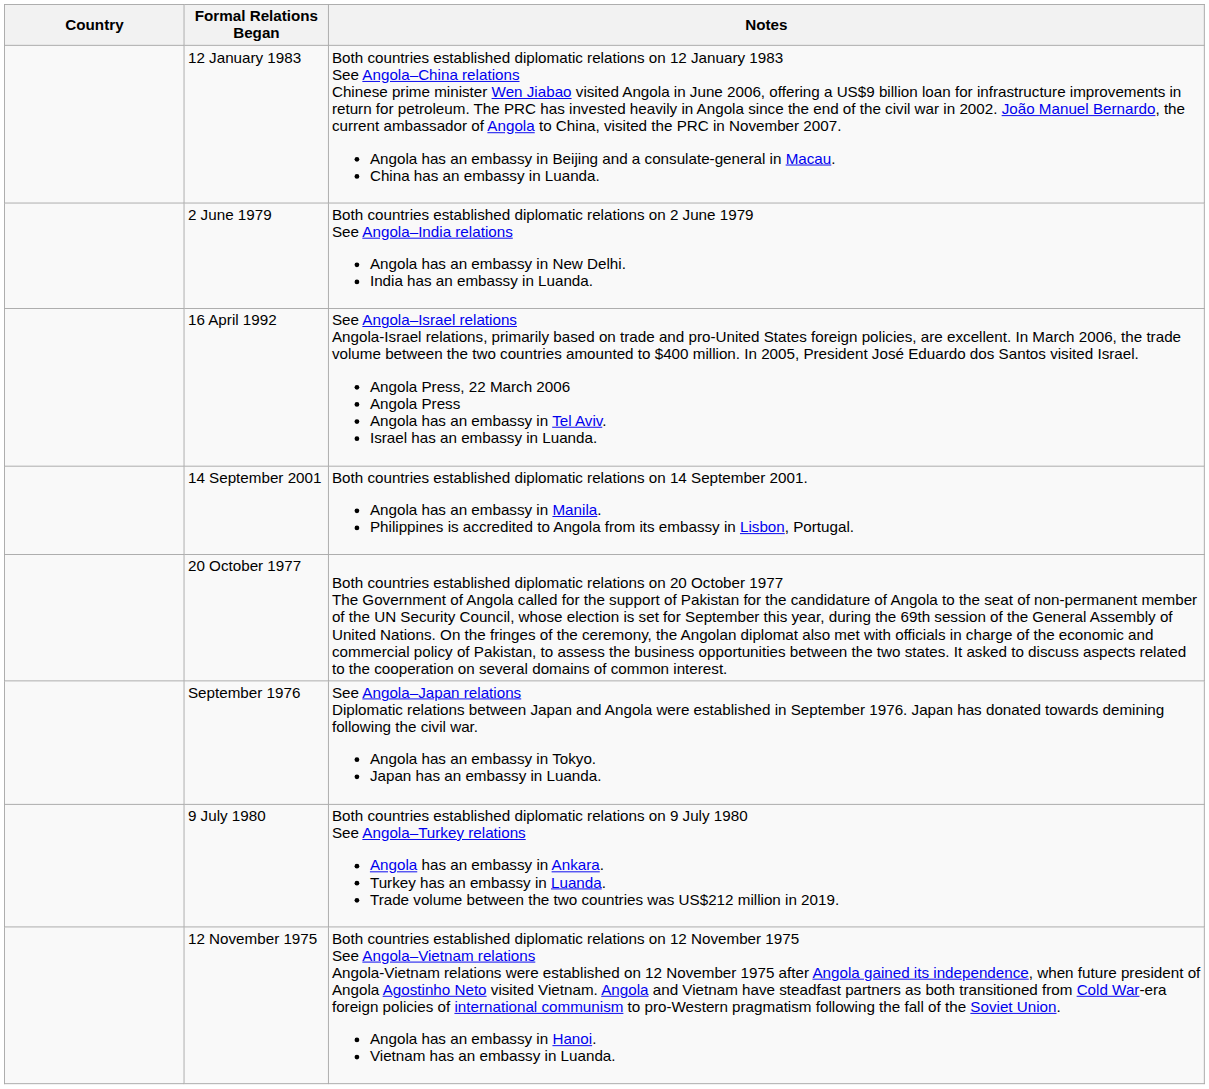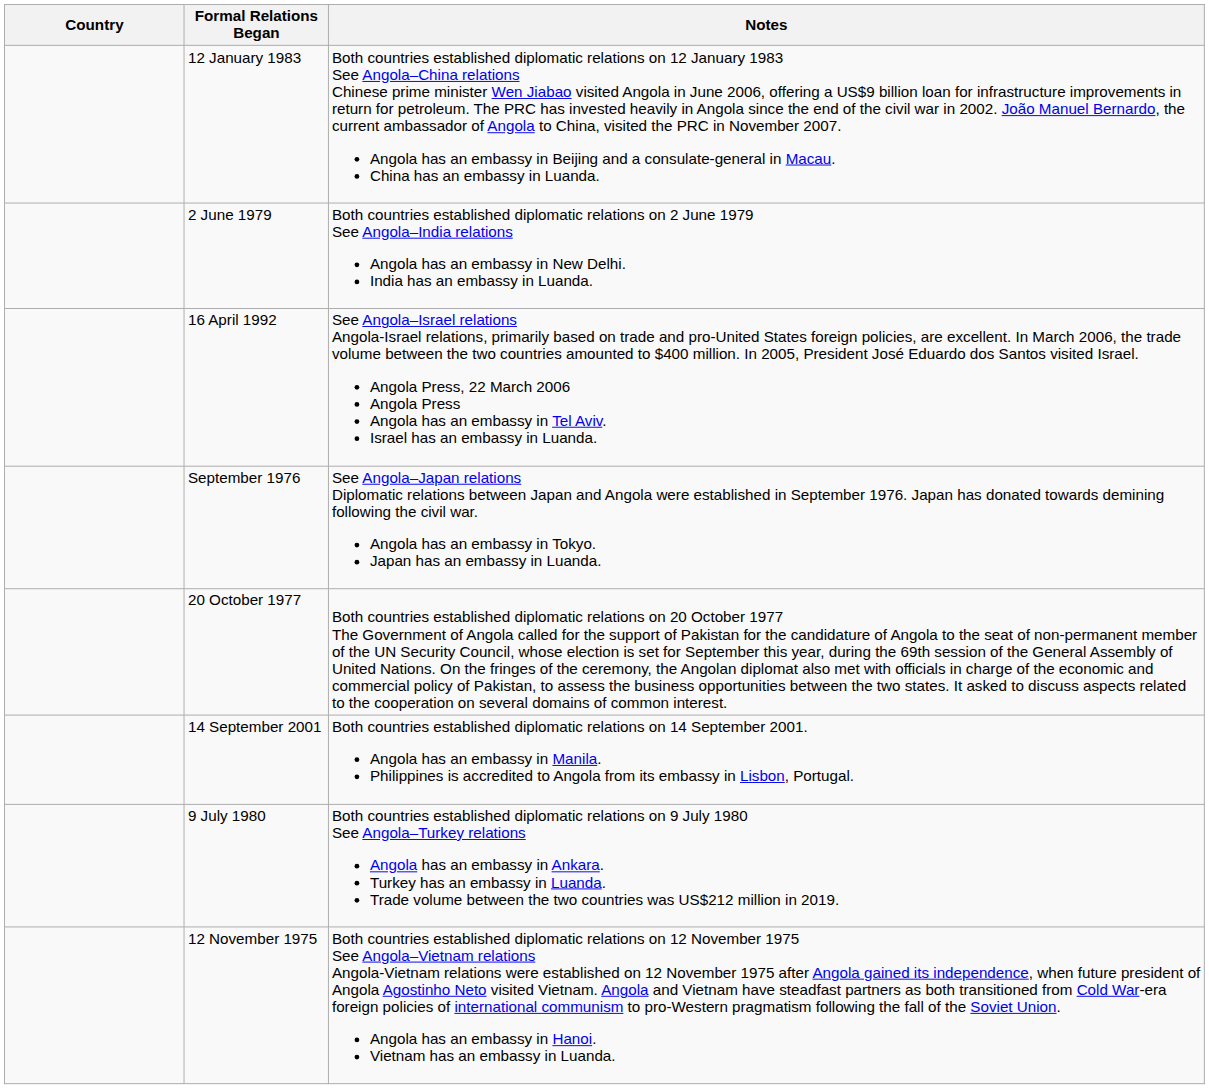rows swapped: (244, 693) <-> (255, 477)
